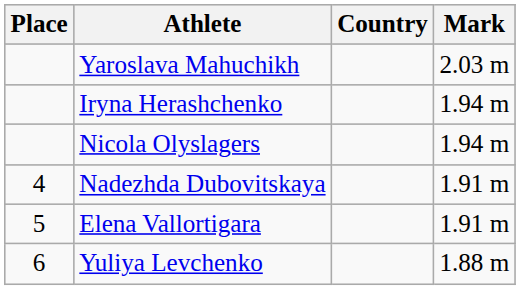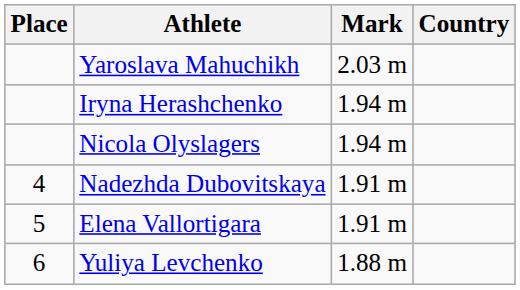columns swapped: (383, 24) <-> (474, 24)
